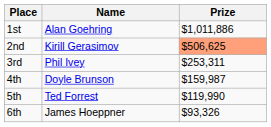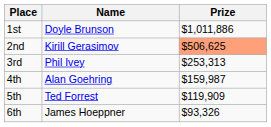(78, 29) Alan Goehring -> (79, 29) Doyle Brunson
(203, 63) $253,311 -> (204, 63) $253,313
(79, 79) Doyle Brunson -> (78, 79) Alan Goehring
(203, 96) $119,990 -> (203, 96) $119,909
